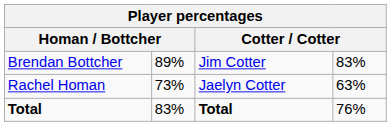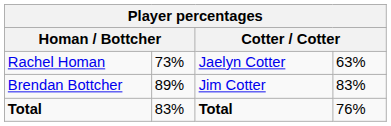rows swapped: (57, 86) <-> (65, 62)
